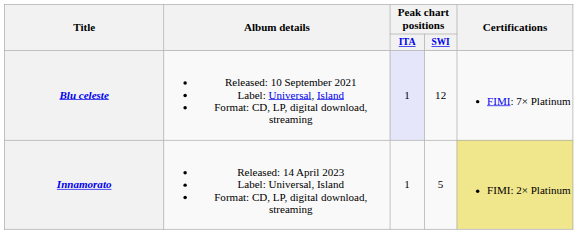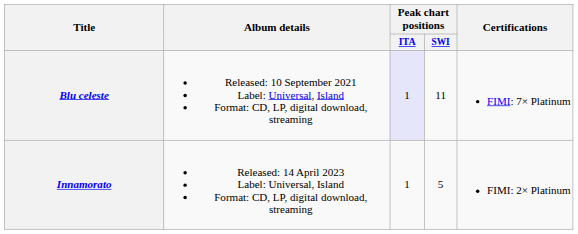(441, 95) 12 -> (441, 95) 11
(515, 191) khaki background -> (515, 191) no background
